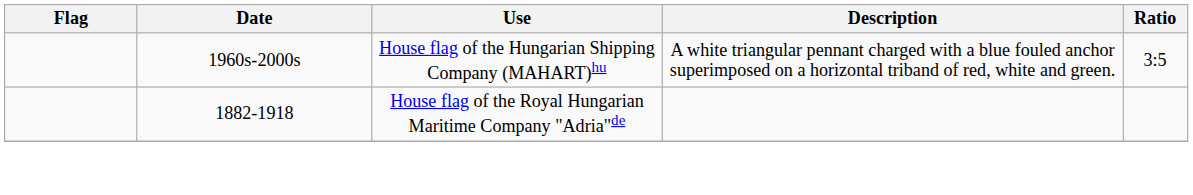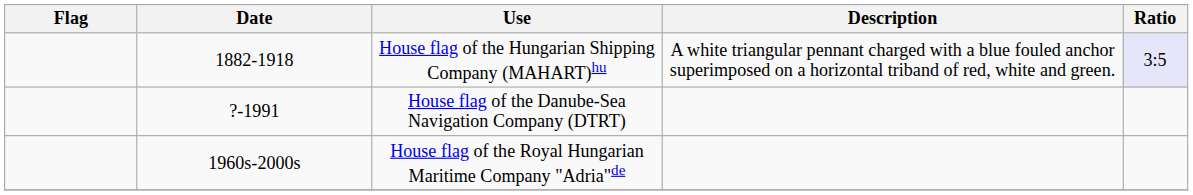(254, 60) 1960s-2000s -> (254, 60) 1882-1918
(1155, 60) no background -> (1155, 60) lavender background
+ row: (517, 111)
(254, 114) 1882-1918 -> (254, 163) 1960s-2000s
